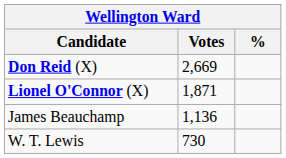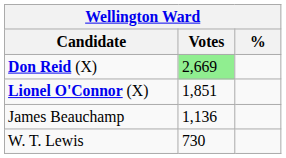(200, 66) no background -> (200, 66) lightgreen background
(200, 91) 1,871 -> (200, 91) 1,851
